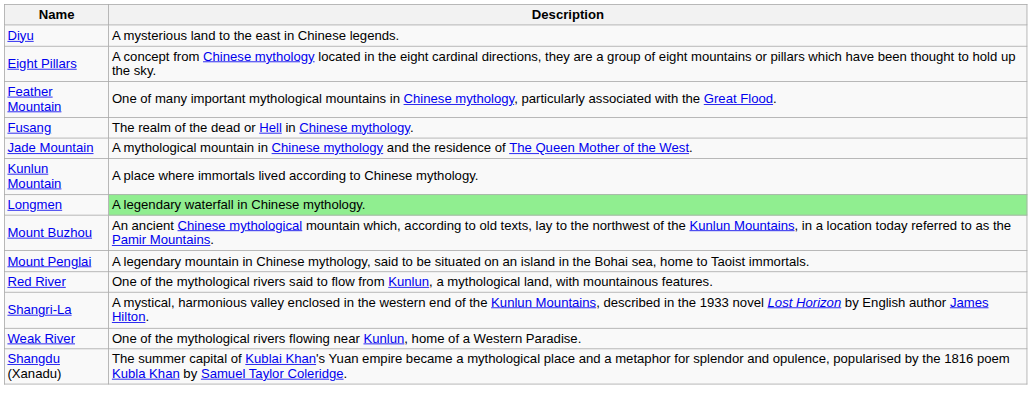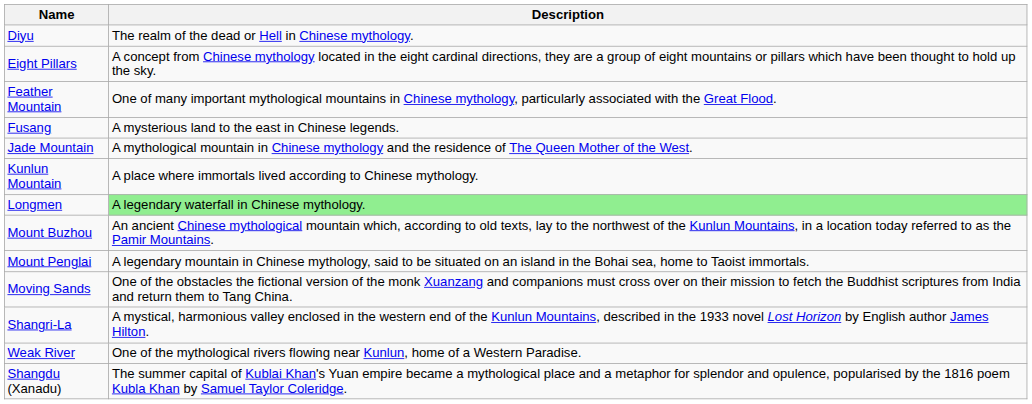(256, 35) A mysterious land to the east in Chinese legends. -> (263, 35) The realm of the dead or Hell in Chinese mythology.
(263, 127) The realm of the dead or Hell in Chinese mythology. -> (256, 127) A mysterious land to the east in Chinese legends.
+ row: (49, 289)
- row: (37, 282)
